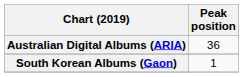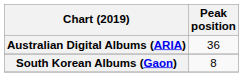(214, 63) 1 -> (214, 63) 8
